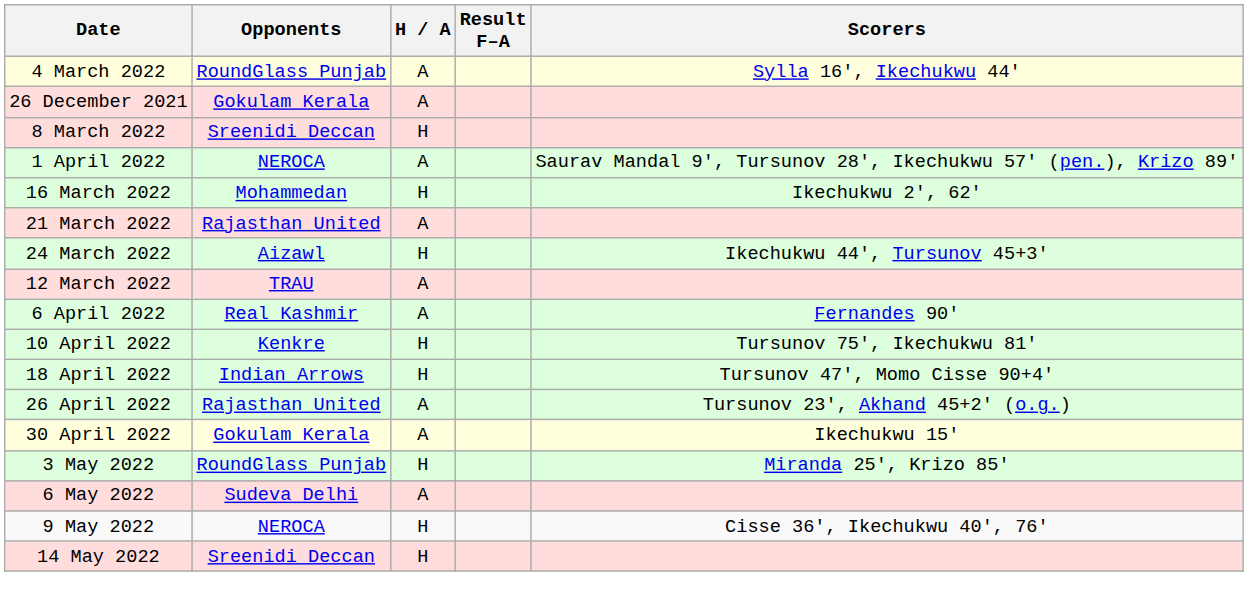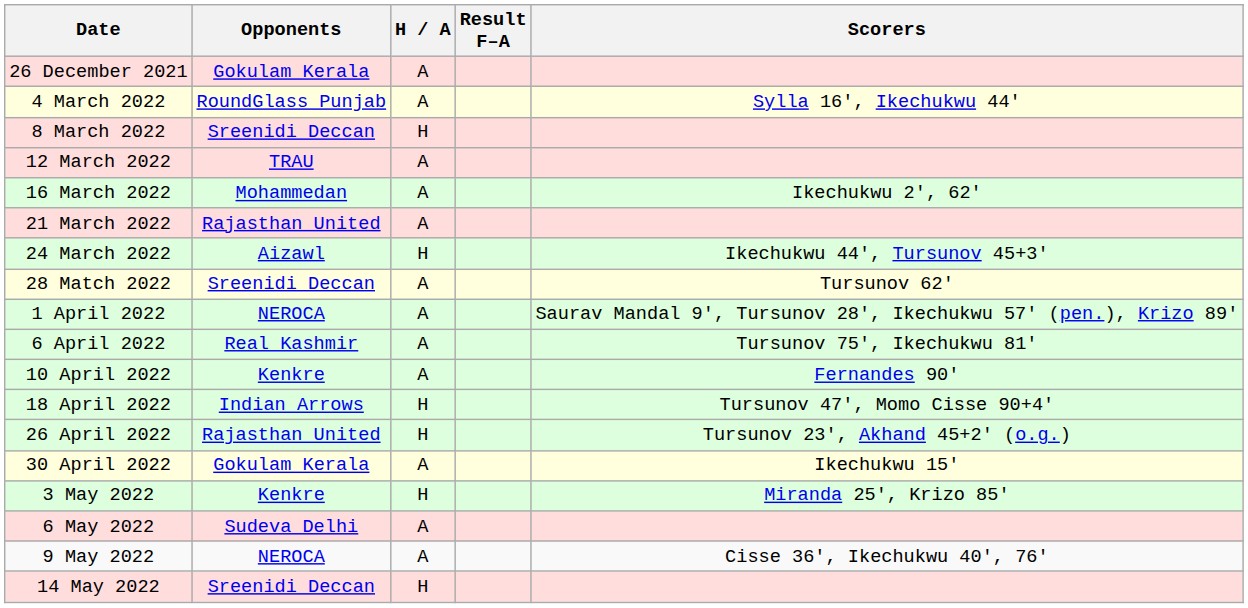rows swapped: (98, 102) <-> (98, 72)
rows swapped: (98, 284) <-> (98, 163)
(423, 193) H -> (423, 193) A
+ row: (98, 284)
(887, 314) Fernandes 90' -> (887, 344) Tursunov 75', Ikechukwu 81'
(423, 344) H -> (423, 375) A
(887, 344) Tursunov 75', Ikechukwu 81' -> (887, 375) Fernandes 90'
(423, 405) A -> (423, 435) H
(291, 465) RoundGlass Punjab -> (291, 496) Kenkre
(423, 526) H -> (423, 556) A
